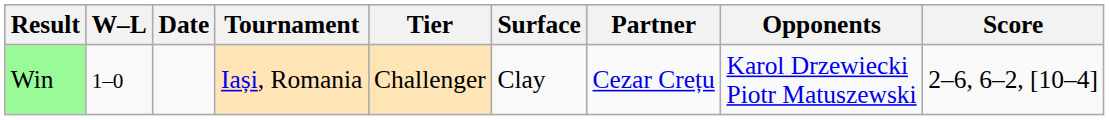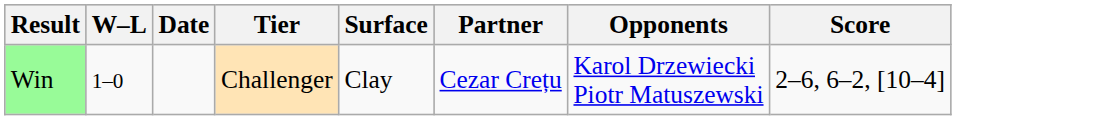- column: (292, 24)
